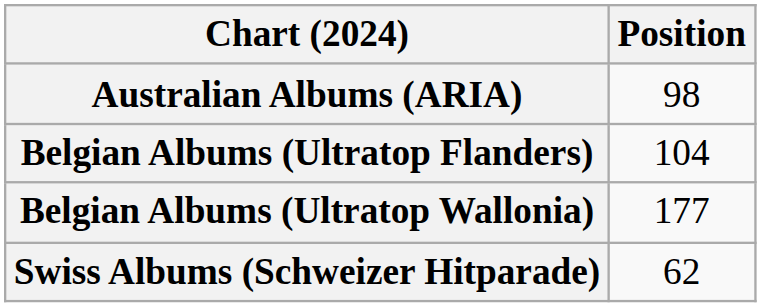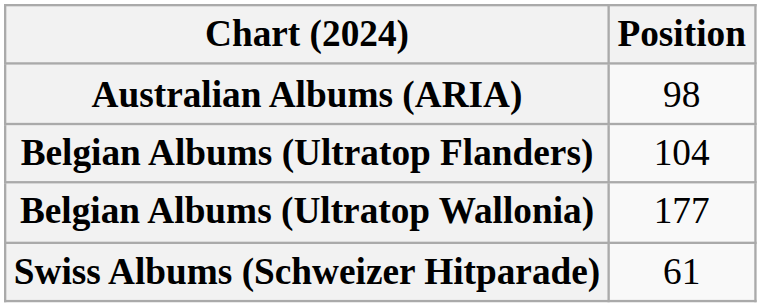(682, 270) 62 -> (682, 270) 61
